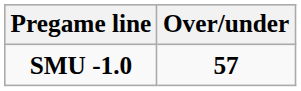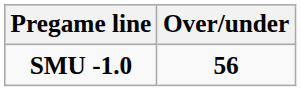(226, 64) 57 -> (226, 64) 56
